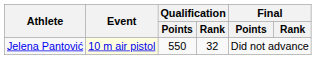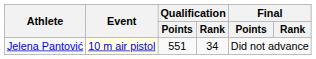(177, 46) 550 -> (177, 46) 551
(212, 46) 32 -> (212, 46) 34
